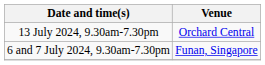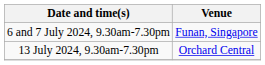rows swapped: (88, 50) <-> (88, 32)
